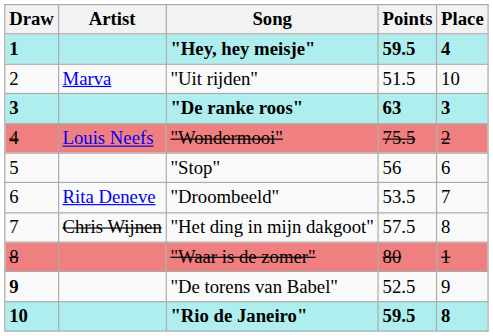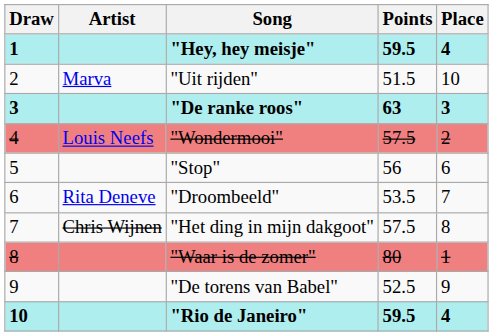(399, 138) 75.5 -> (399, 138) 57.5
(14, 286) bold -> (14, 286) normal
(446, 316) 8 -> (446, 316) 4
